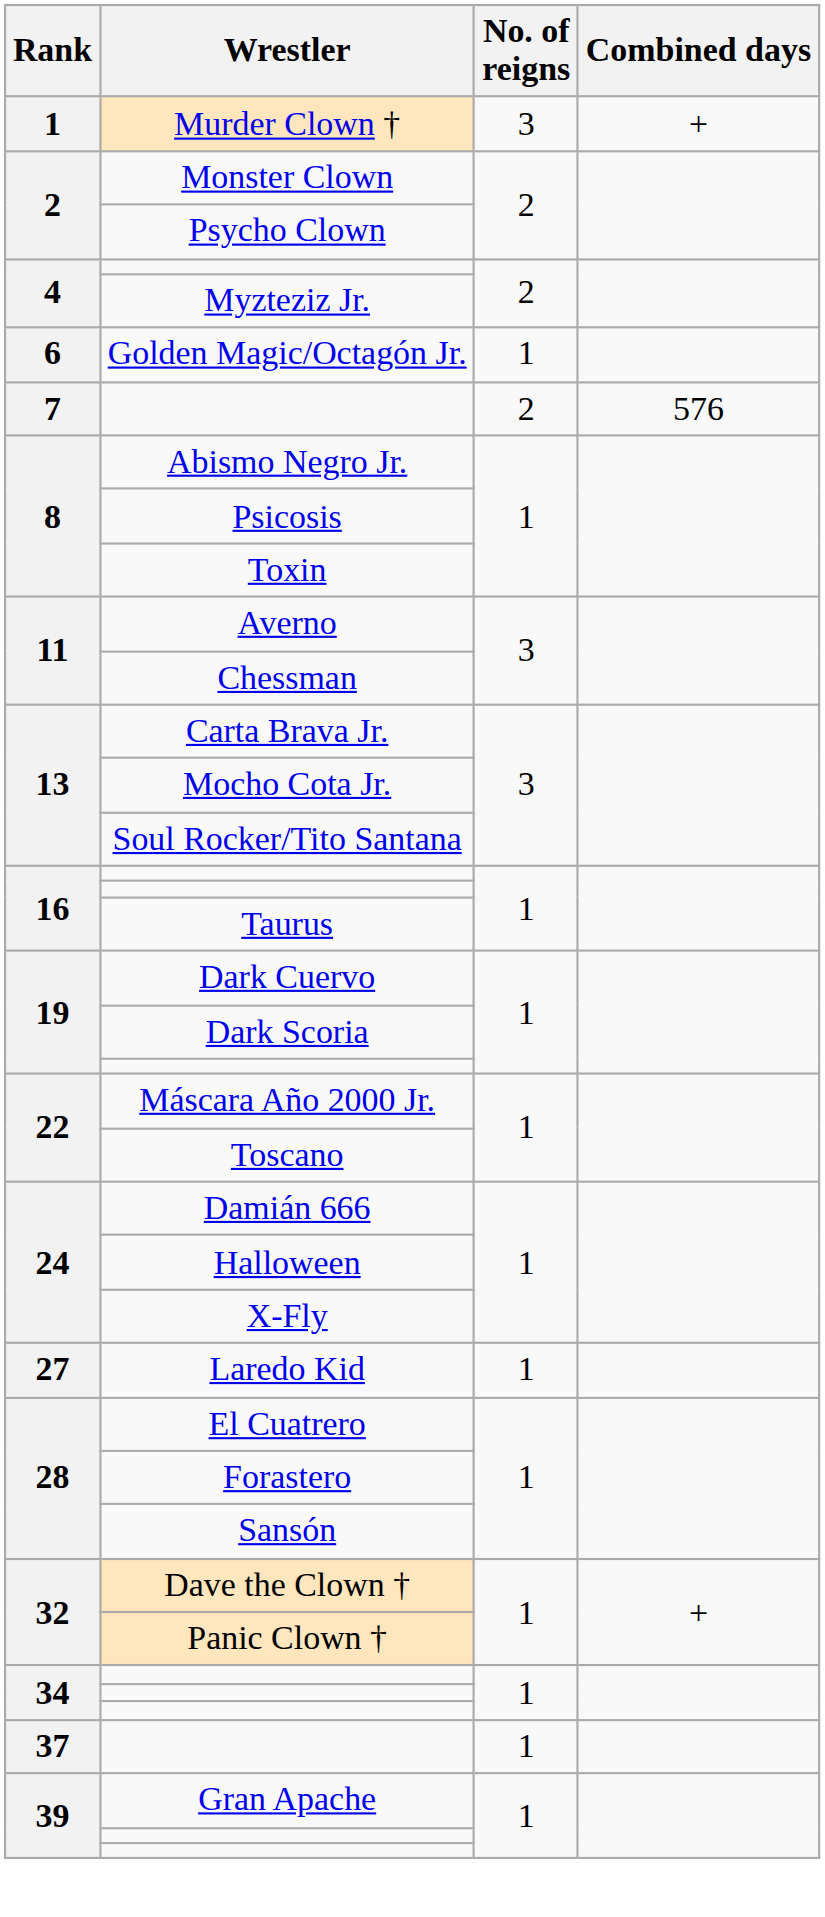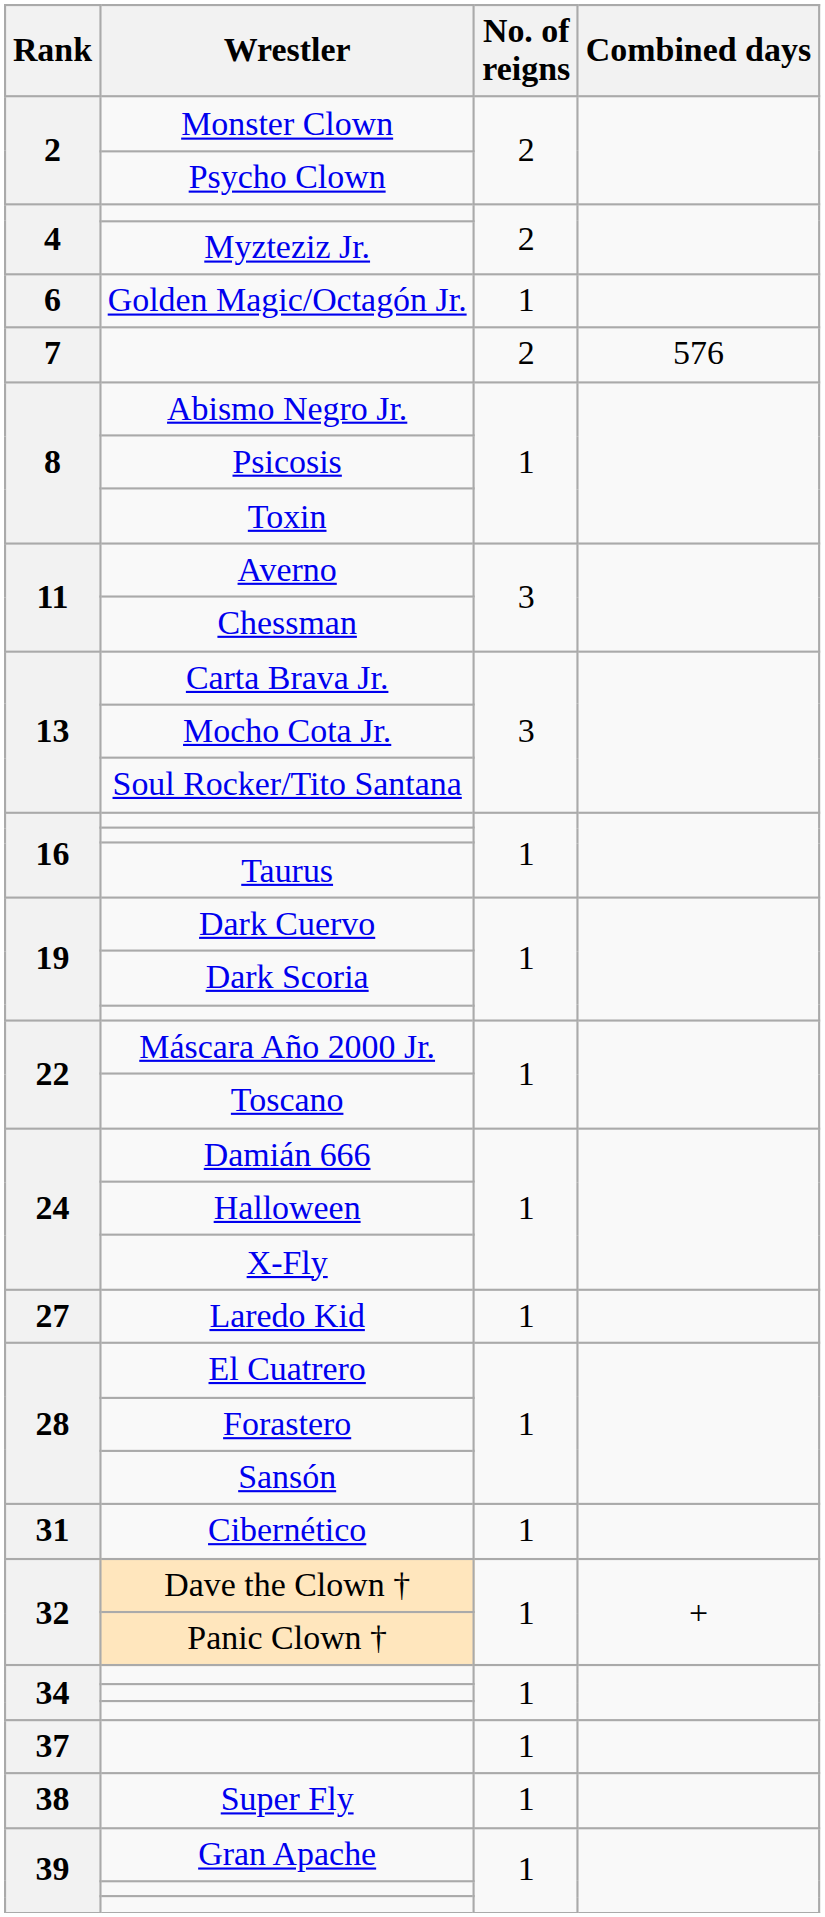- row: (52, 123)
+ row: (52, 1530)
+ row: (52, 1799)
